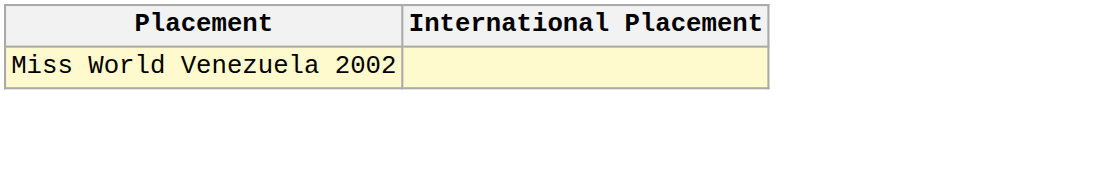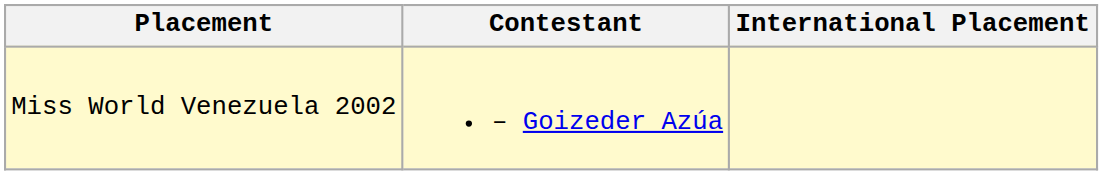+ column: (566, 26)
